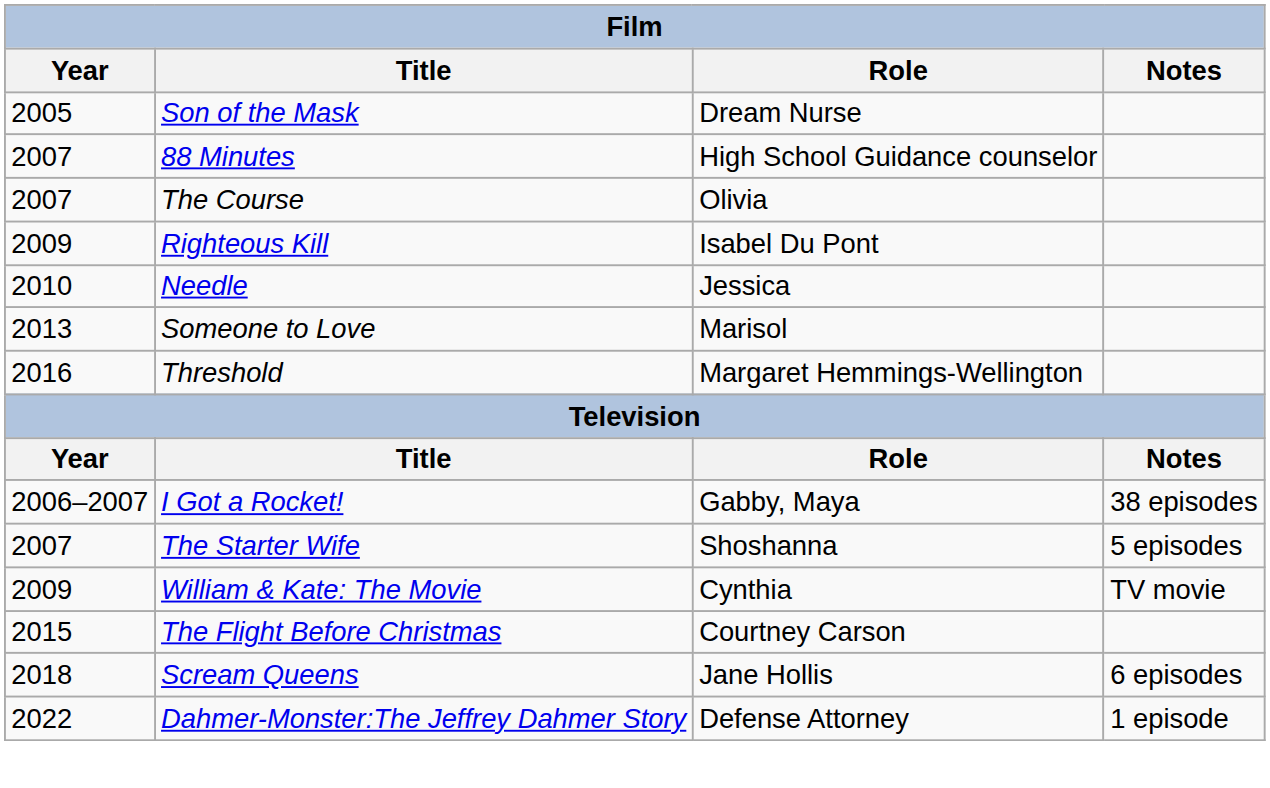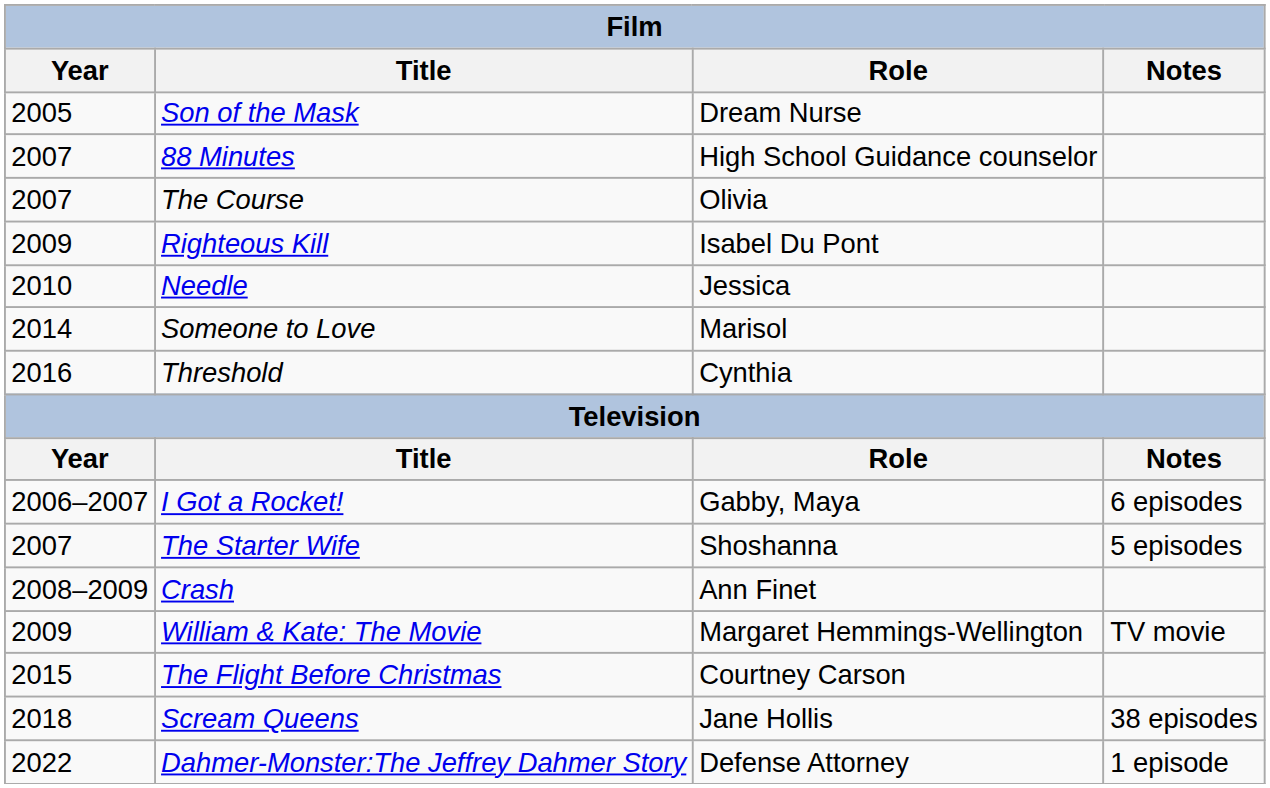(42, 330) 2013 -> (42, 330) 2014
(891, 373) Margaret Hemmings-Wellington -> (745, 373) Cynthia
(1184, 502) 38 episodes -> (1176, 502) 6 episodes
+ row: (198, 589)
(745, 589) Cynthia -> (891, 632) Margaret Hemmings-Wellington
(1176, 675) 6 episodes -> (1184, 719) 38 episodes
